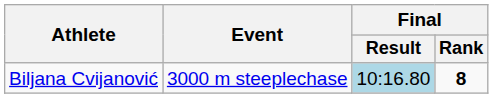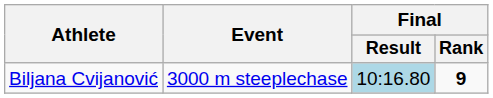(461, 78) 8 -> (461, 78) 9
